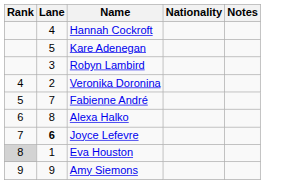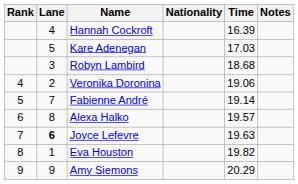+ column: (241, 13)
(20, 153) lightgrey background -> (20, 153) no background
